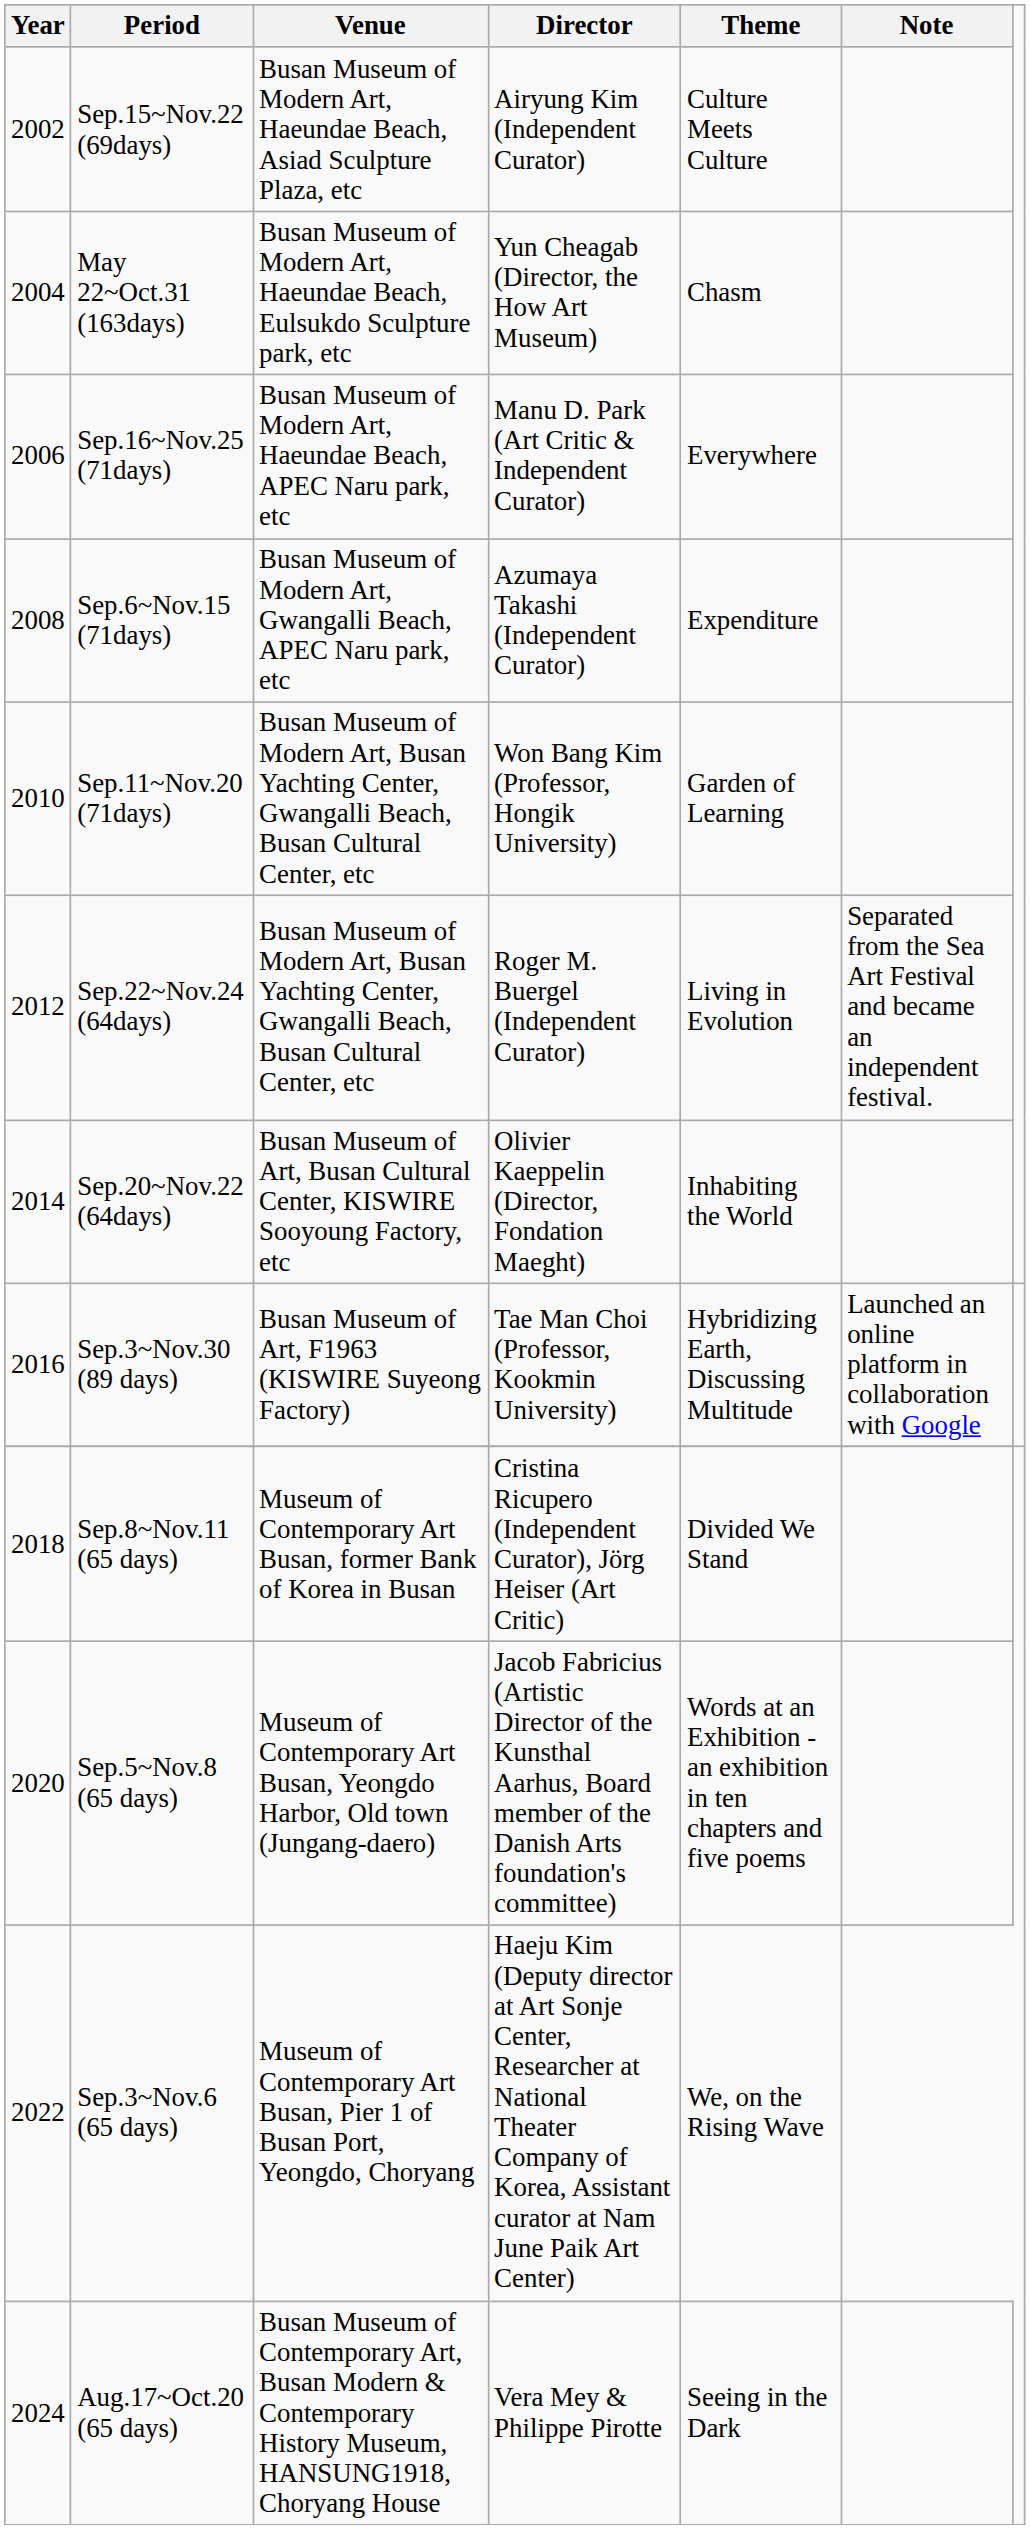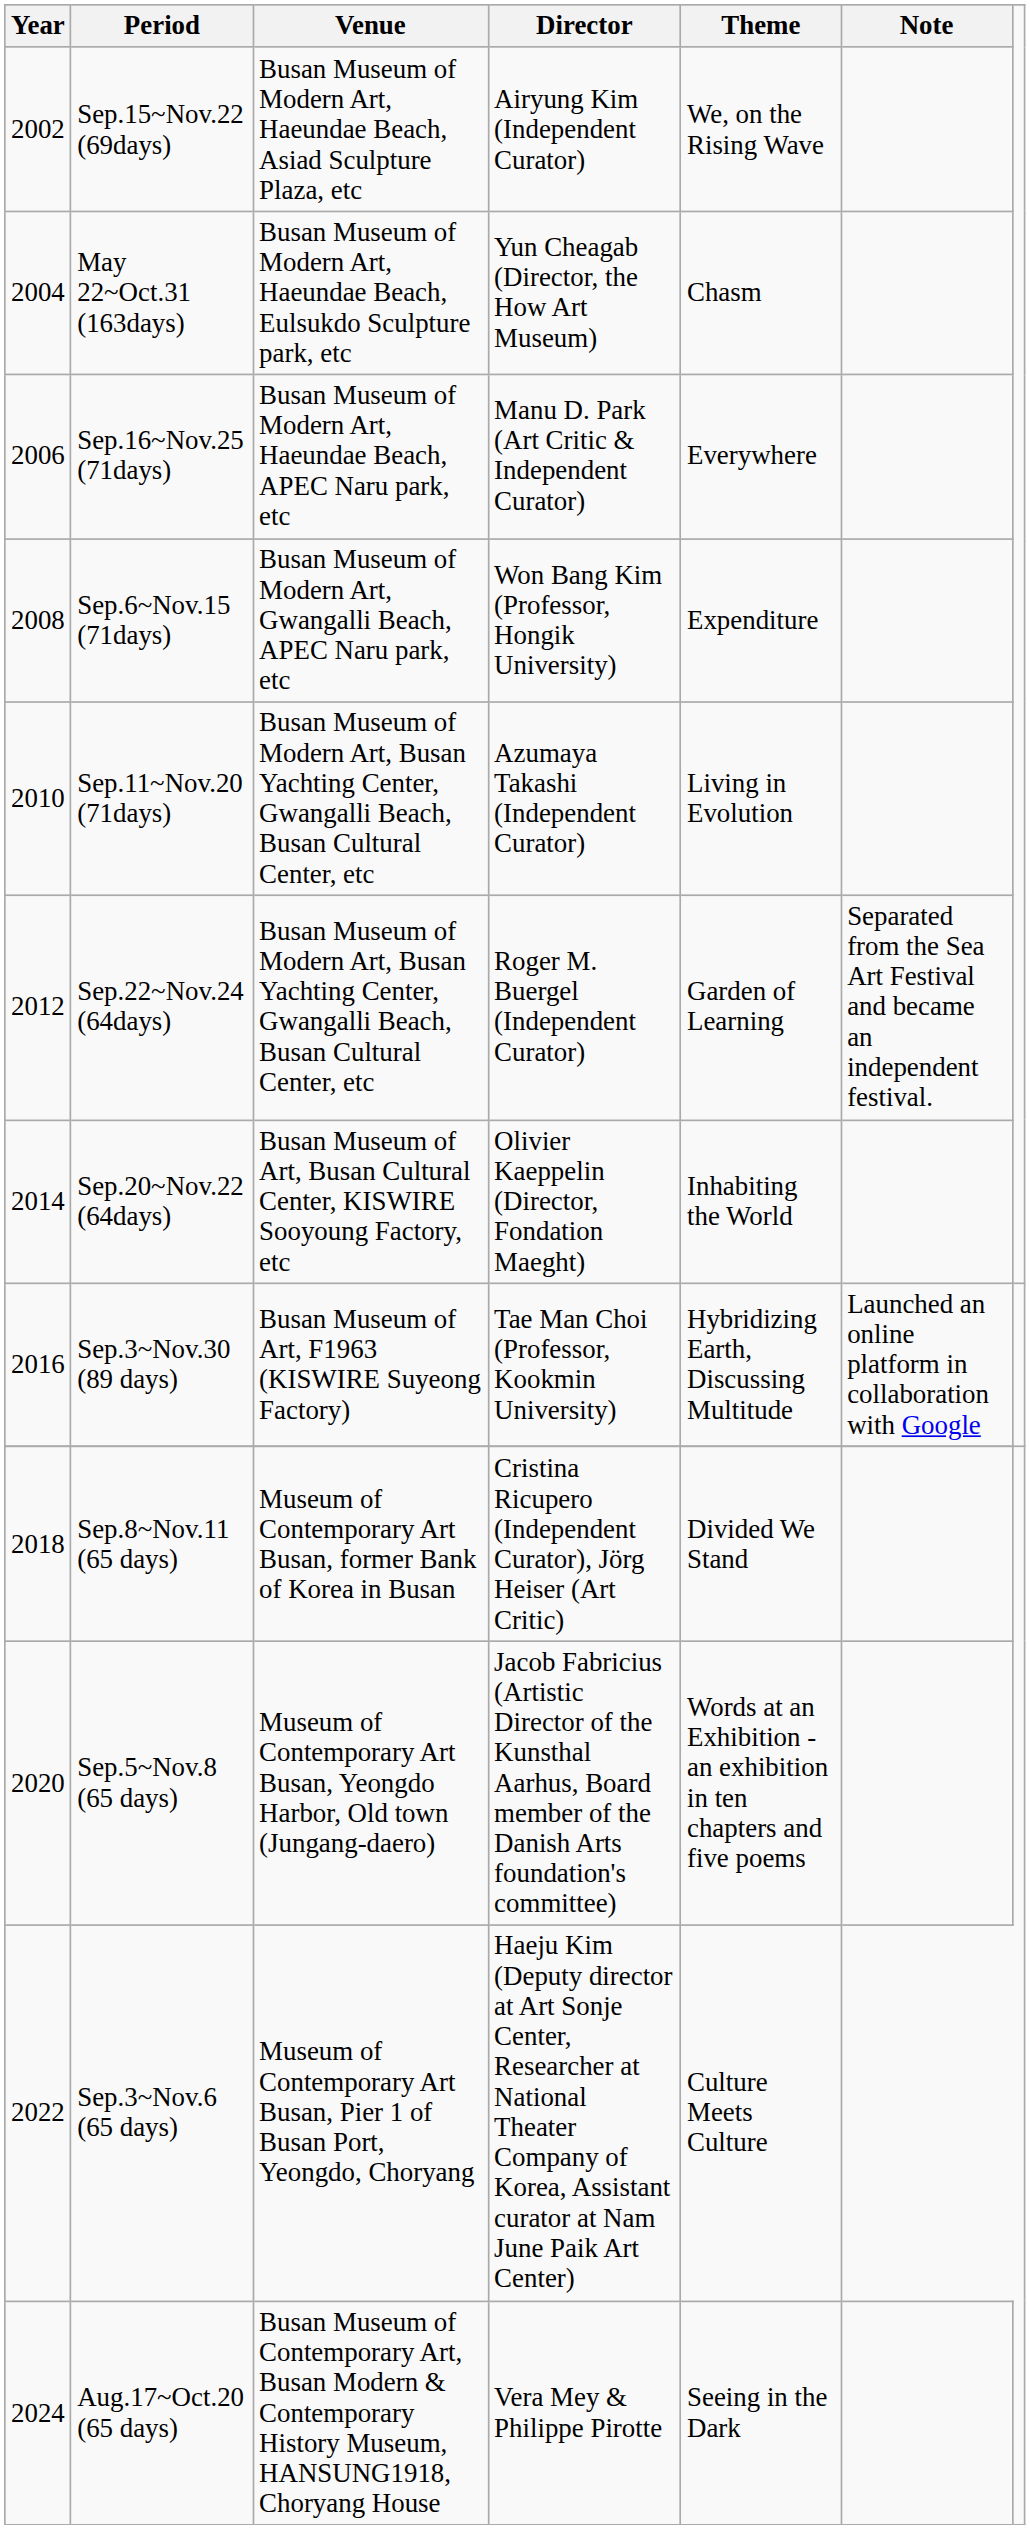(727, 128) Culture Meets Culture -> (755, 128) We, on the Rising Wave
(565, 619) Azumaya Takashi (Independent Curator) -> (578, 619) Won Bang Kim (Professor, Hongik University)
(578, 798) Won Bang Kim (Professor, Hongik University) -> (565, 798) Azumaya Takashi (Independent Curator)
(741, 798) Garden of Learning -> (740, 798) Living in Evolution
(740, 1007) Living in Evolution -> (741, 1007) Garden of Learning
(755, 2112) We, on the Rising Wave -> (727, 2112) Culture Meets Culture
